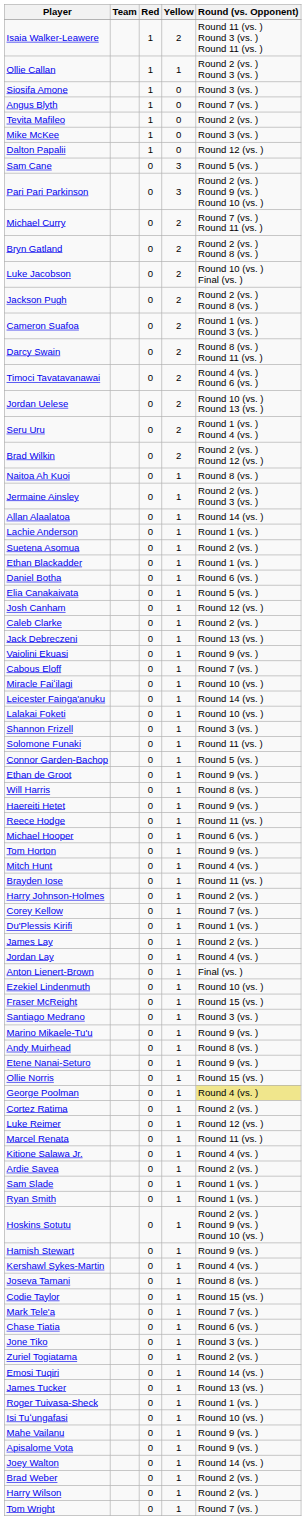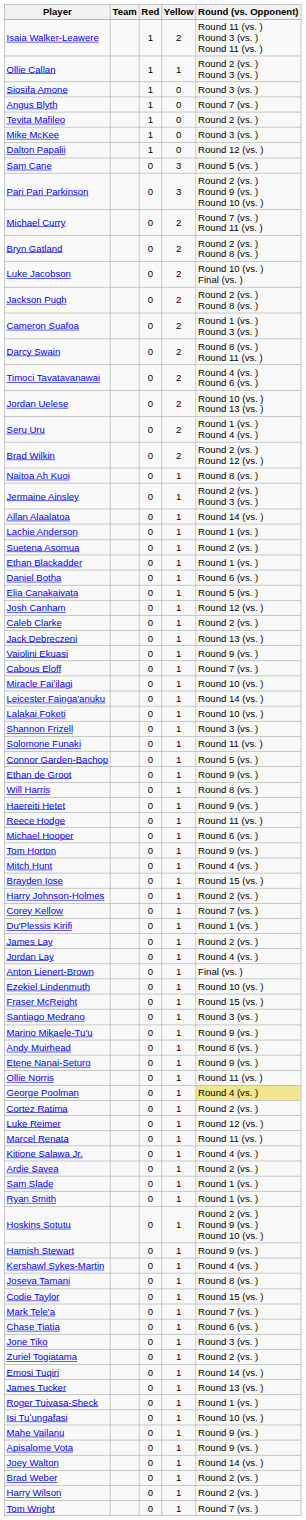(230, 881) Round 11 (vs. ) -> (231, 881) Round 15 (vs. )
(231, 1078) Round 15 (vs. ) -> (230, 1078) Round 11 (vs. )
